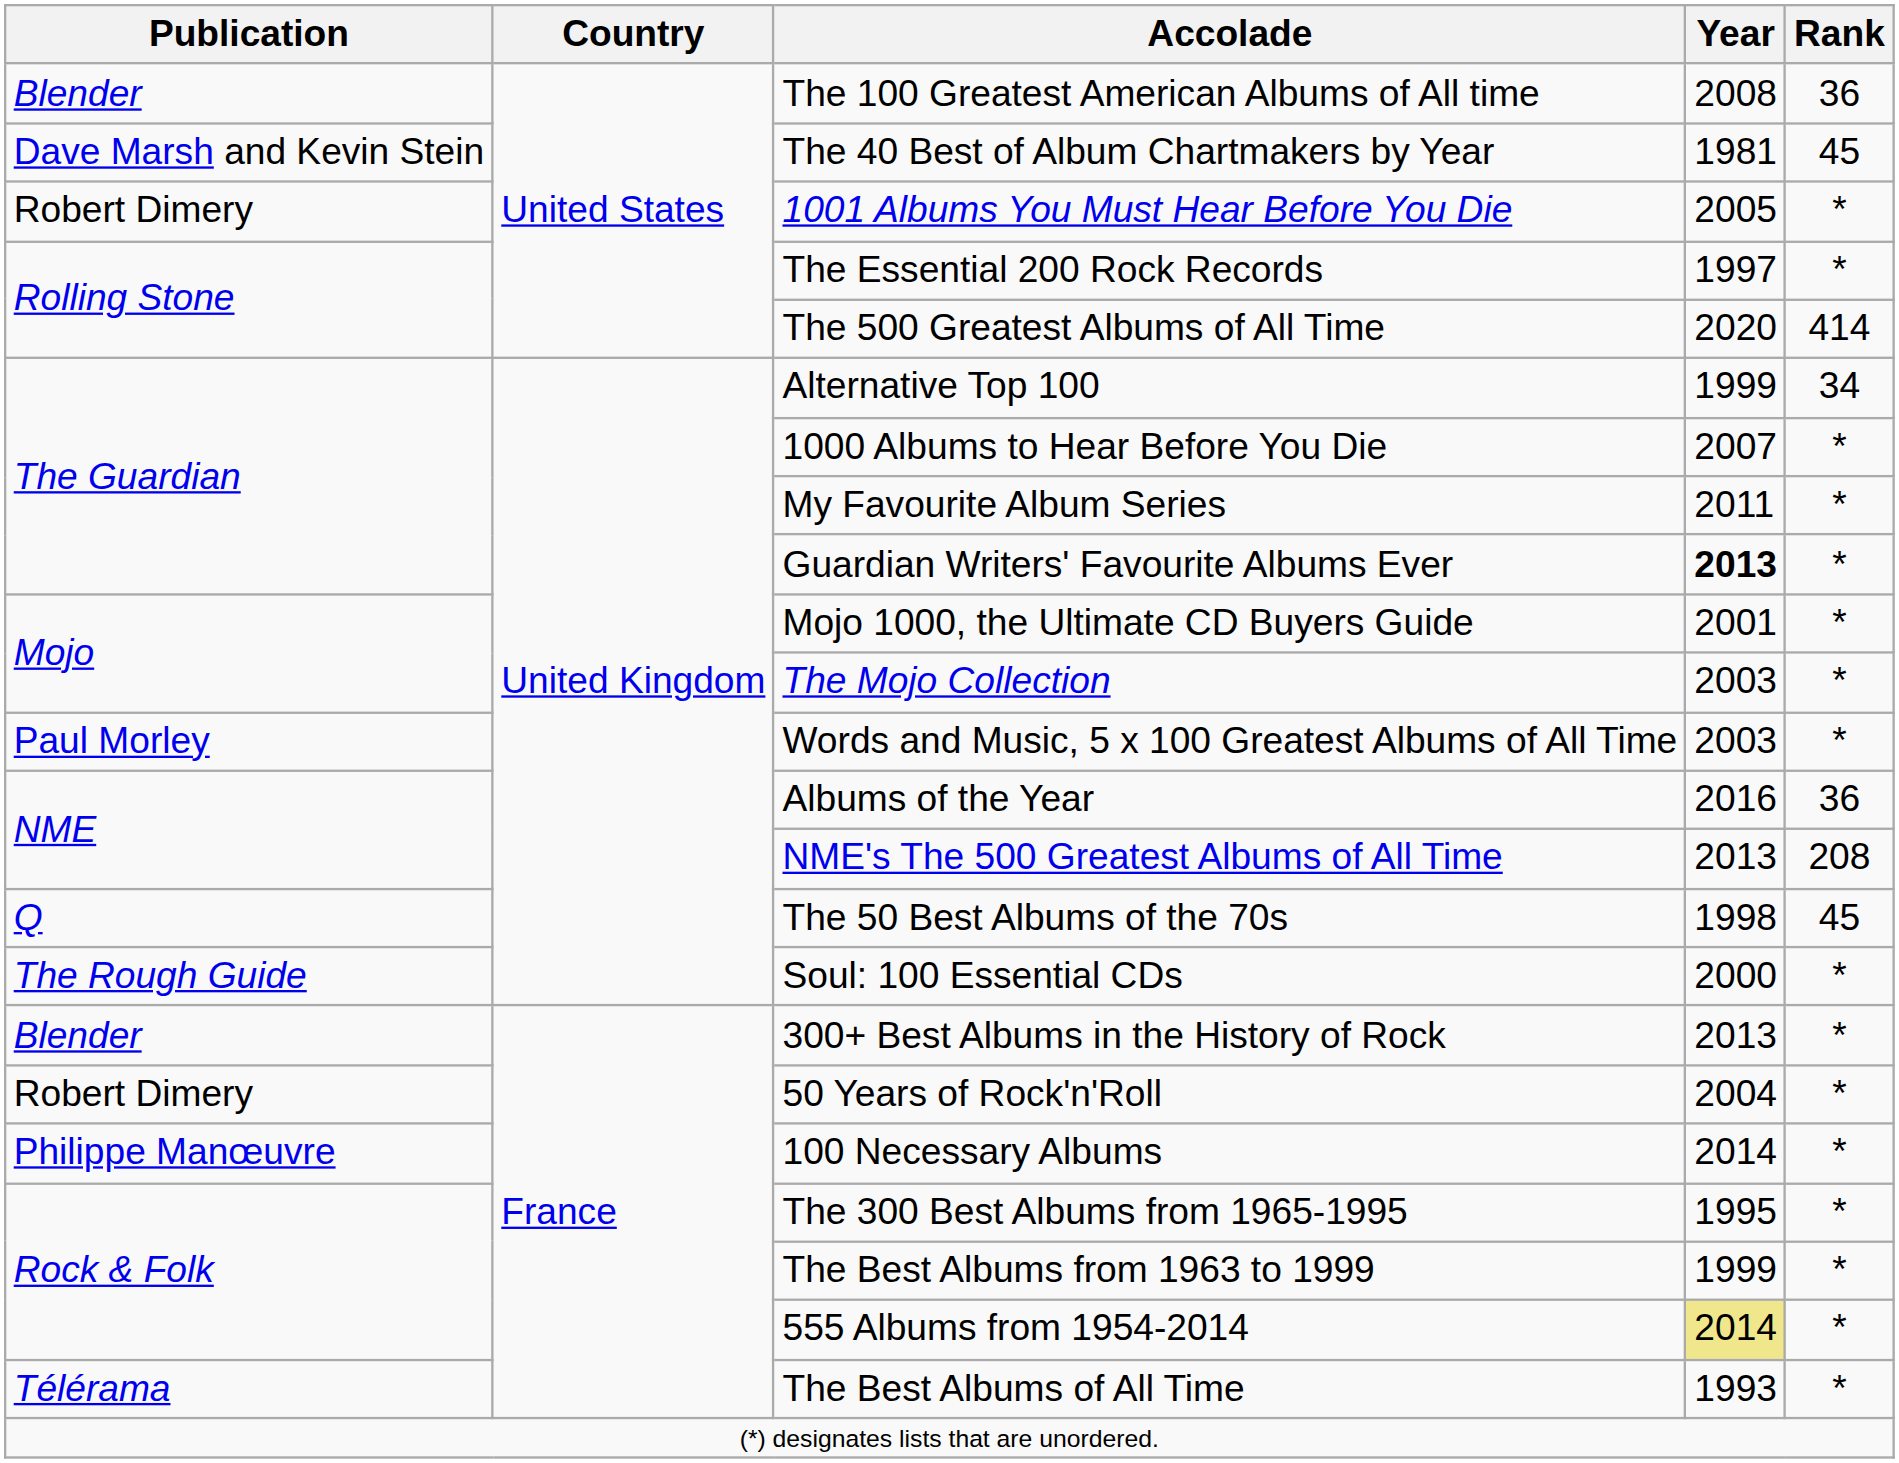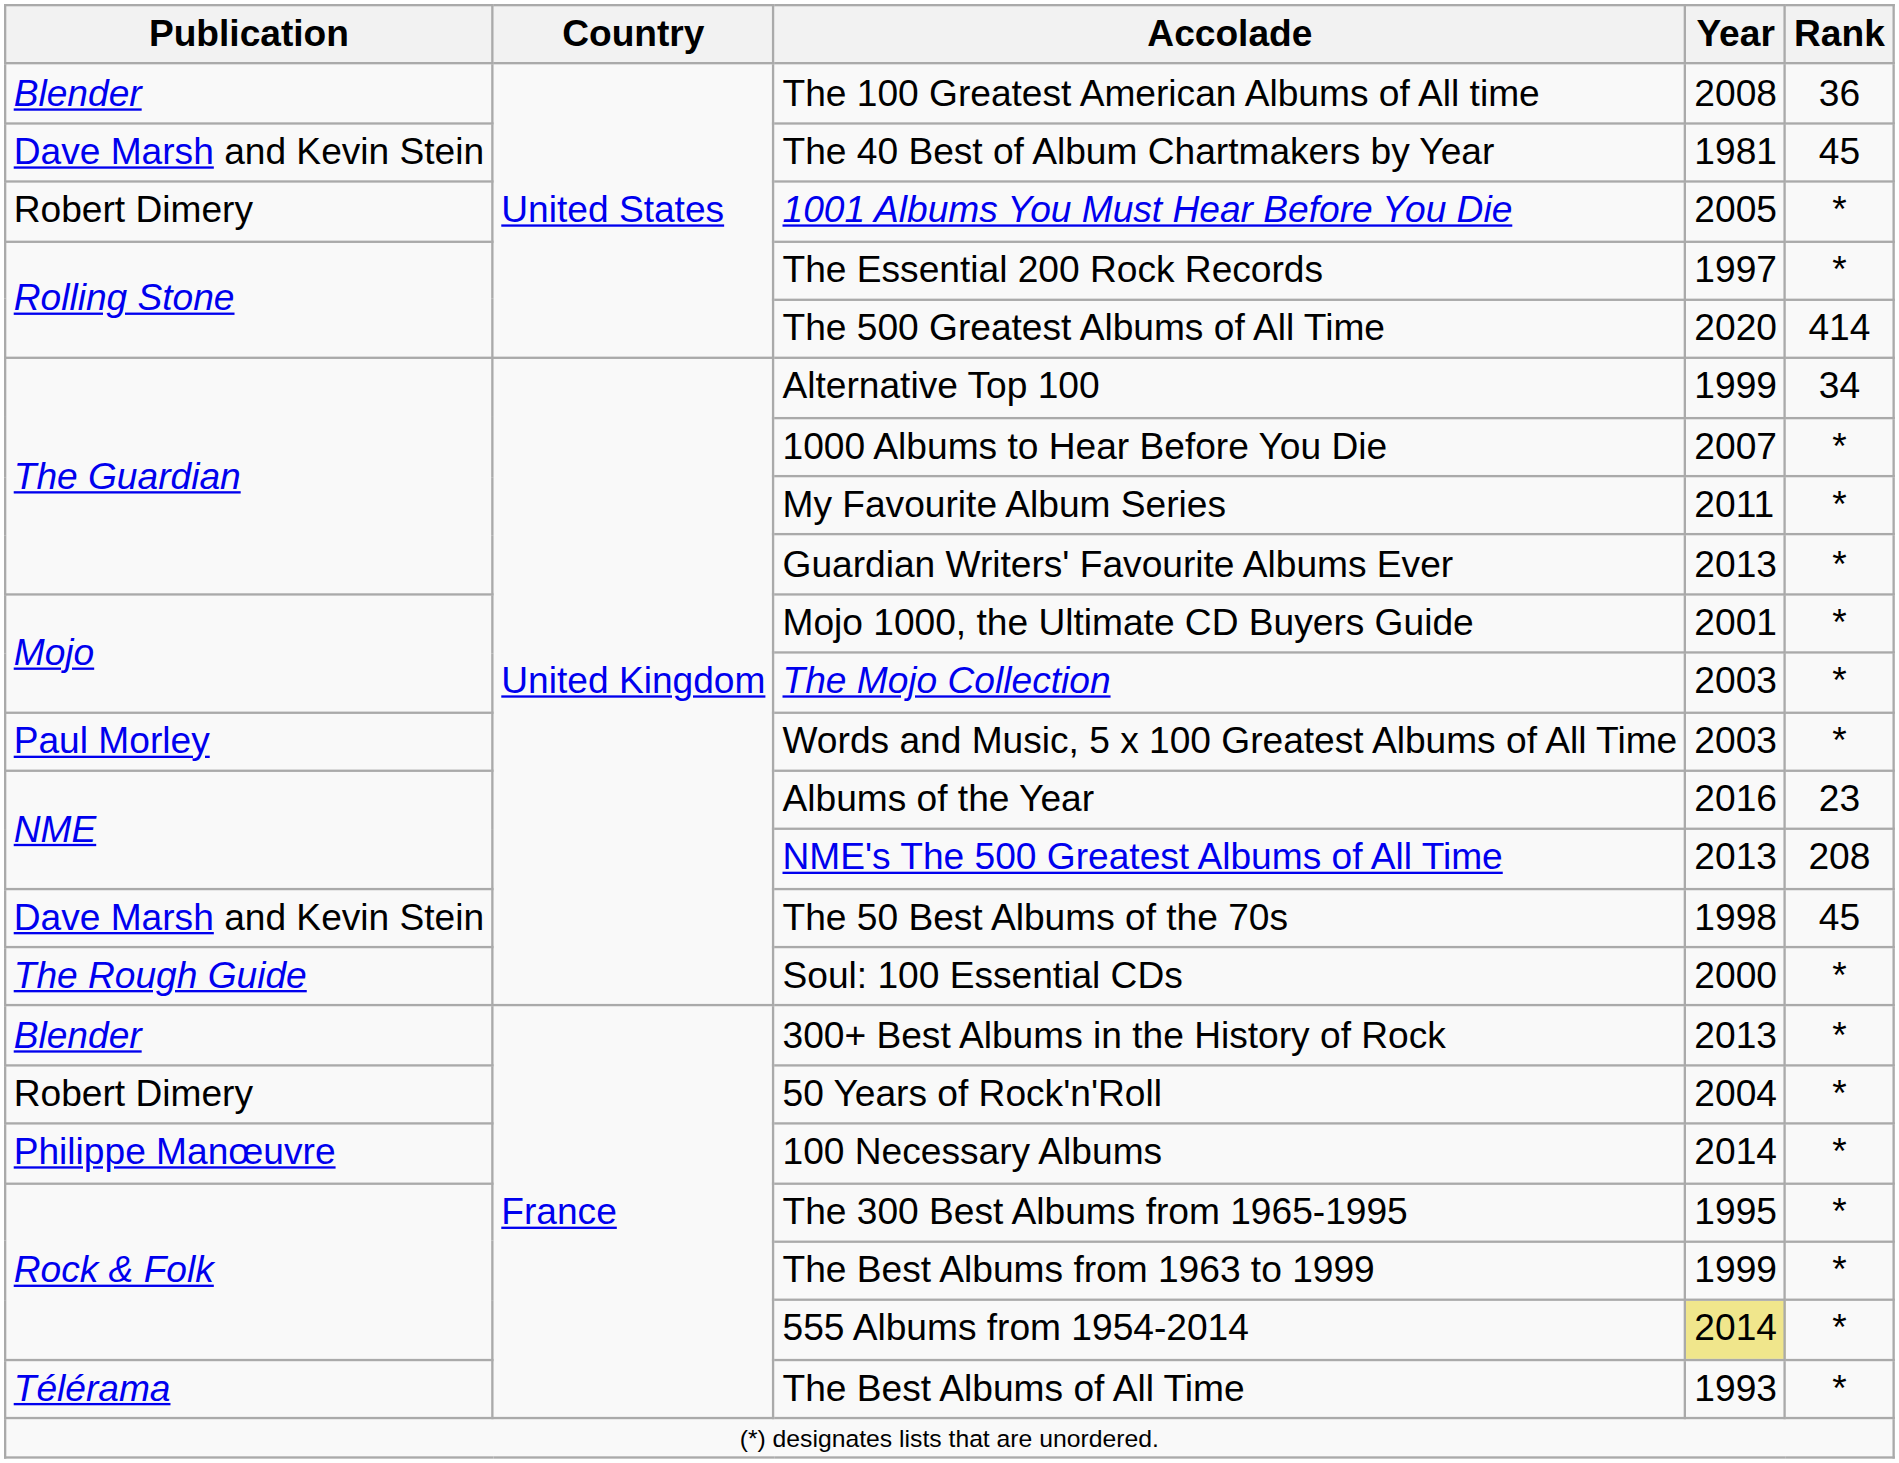(1736, 563) bold -> (1736, 563) normal
(1839, 799) 36 -> (1839, 799) 23
(28, 916) Q -> (249, 916) Dave Marsh and Kevin Stein
